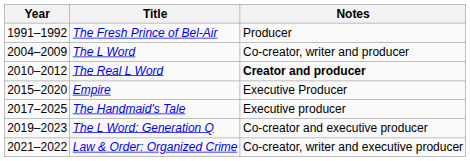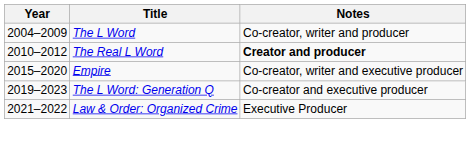- row: (145, 33)
(295, 90) Executive Producer -> (353, 71) Co-creator, writer and executive producer
- row: (129, 109)
(353, 147) Co-creator, writer and executive producer -> (295, 109) Executive Producer
